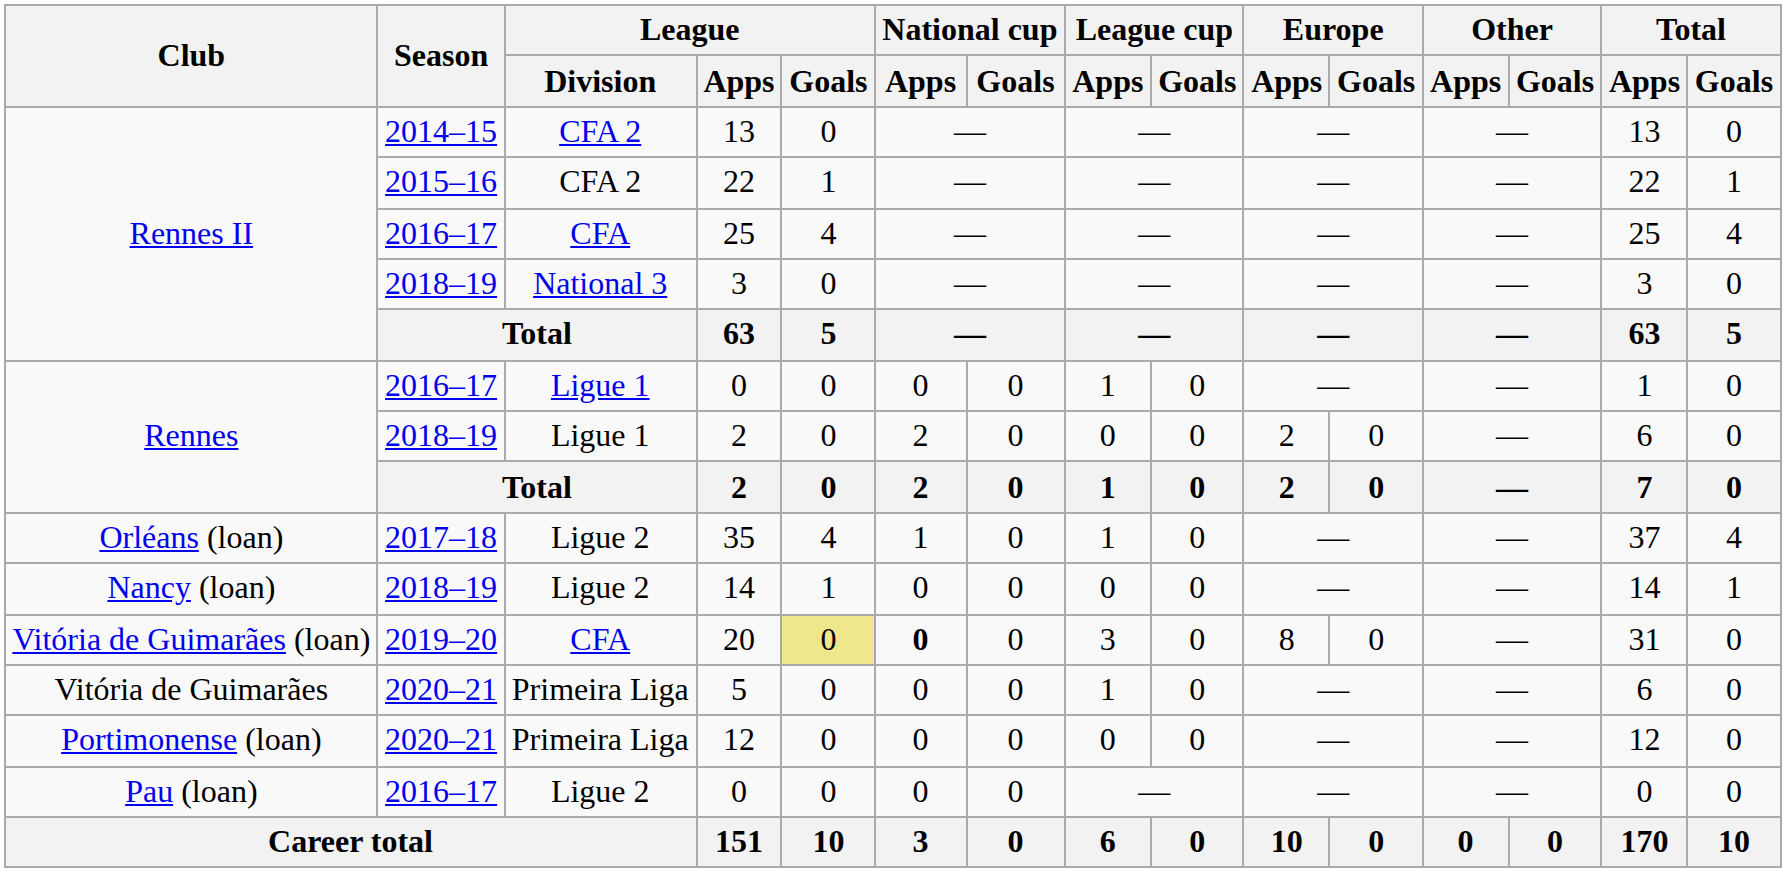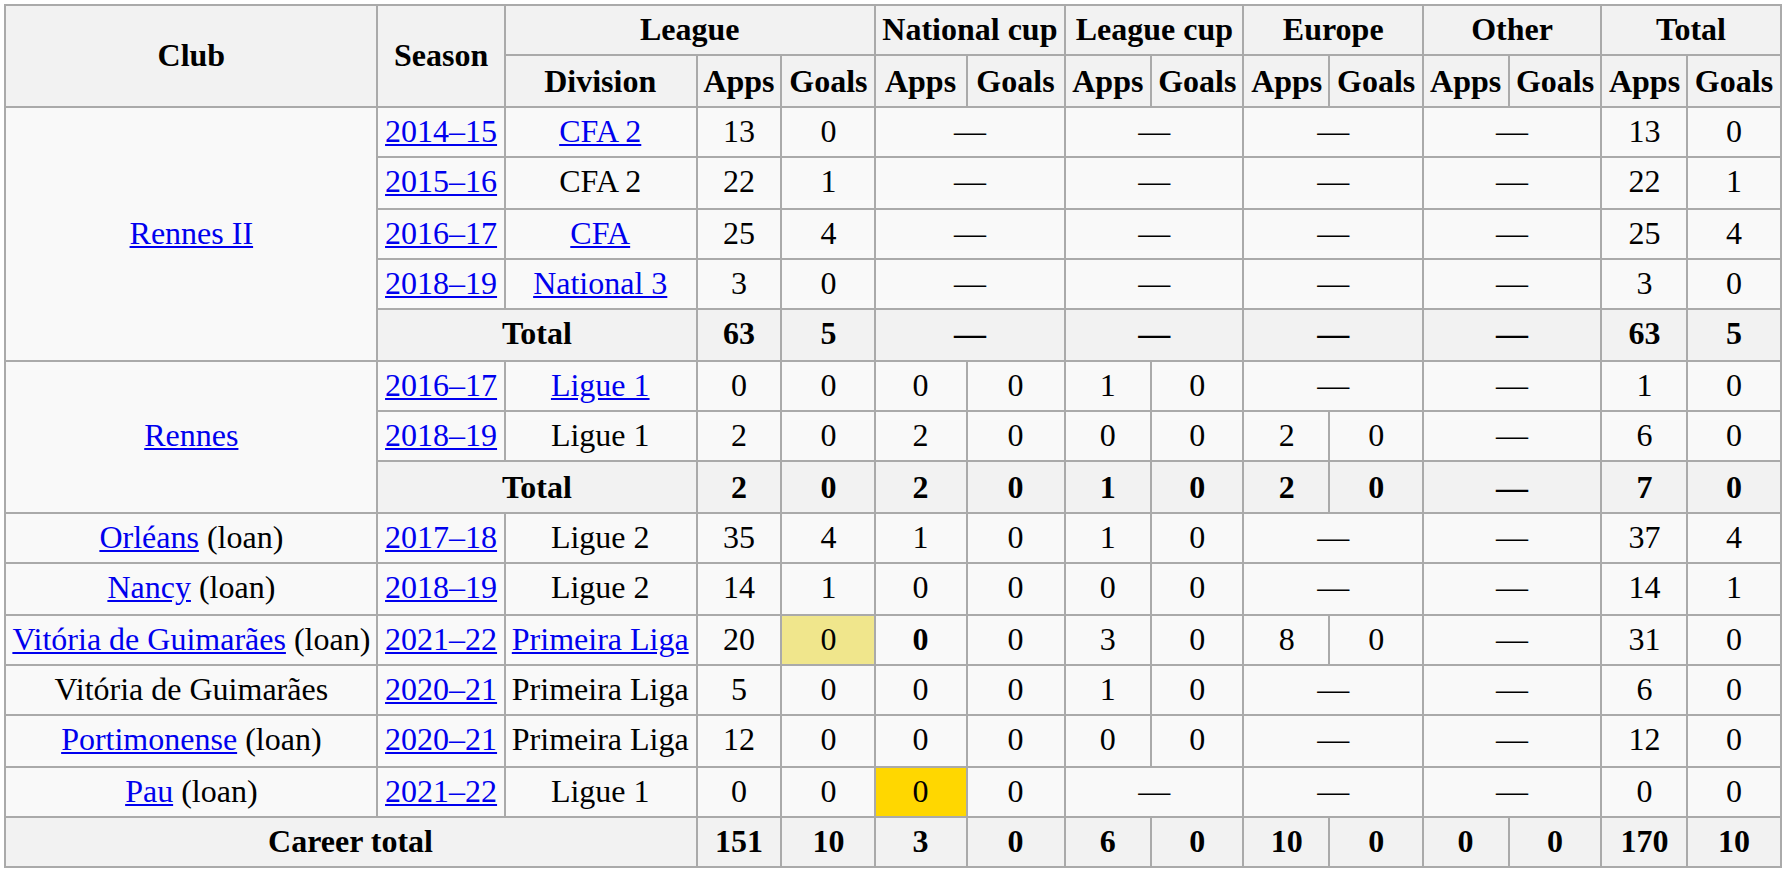(441, 638) 2019–20 -> (441, 638) 2021–22
(600, 638) CFA -> (600, 638) Primeira Liga
(441, 791) 2016–17 -> (441, 791) 2021–22
(600, 791) Ligue 2 -> (600, 791) Ligue 1
(921, 791) no background -> (921, 791) gold background
